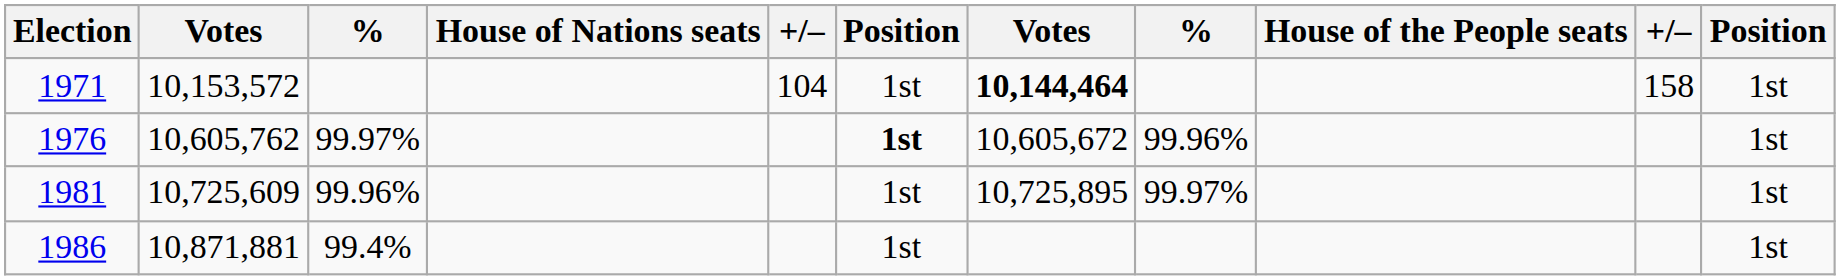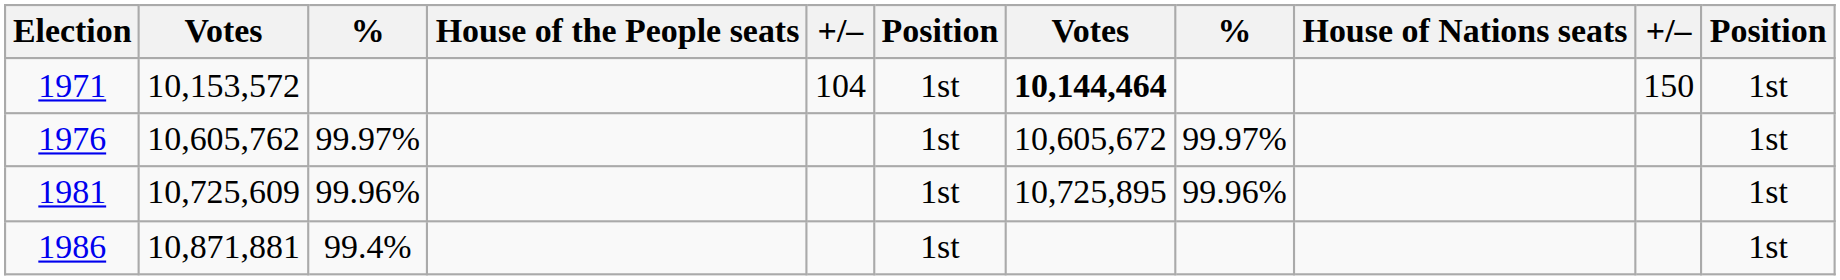columns swapped: (1446, 31) <-> (598, 31)
(1669, 85) 158 -> (1669, 85) 150
(901, 138) bold -> (940, 138) normal
(1196, 138) 99.96% -> (1235, 138) 99.97%
(1196, 192) 99.97% -> (1235, 192) 99.96%
